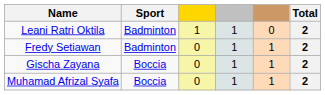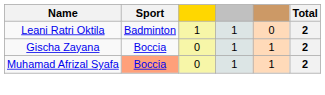- row: (63, 47)
(150, 81) no background -> (150, 64) lightsalmon background
